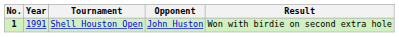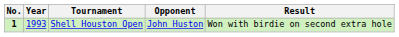(36, 25) 1991 -> (36, 25) 1993
